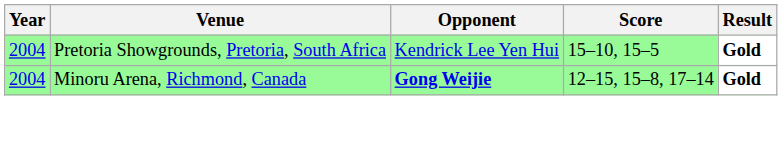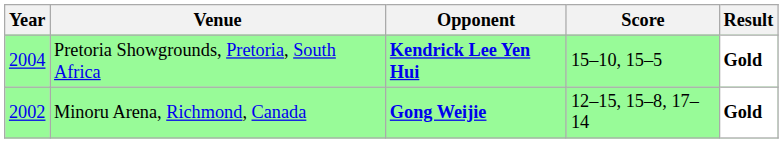(477, 50) normal -> (460, 60) bold
(27, 80) 2004 -> (27, 112) 2002
